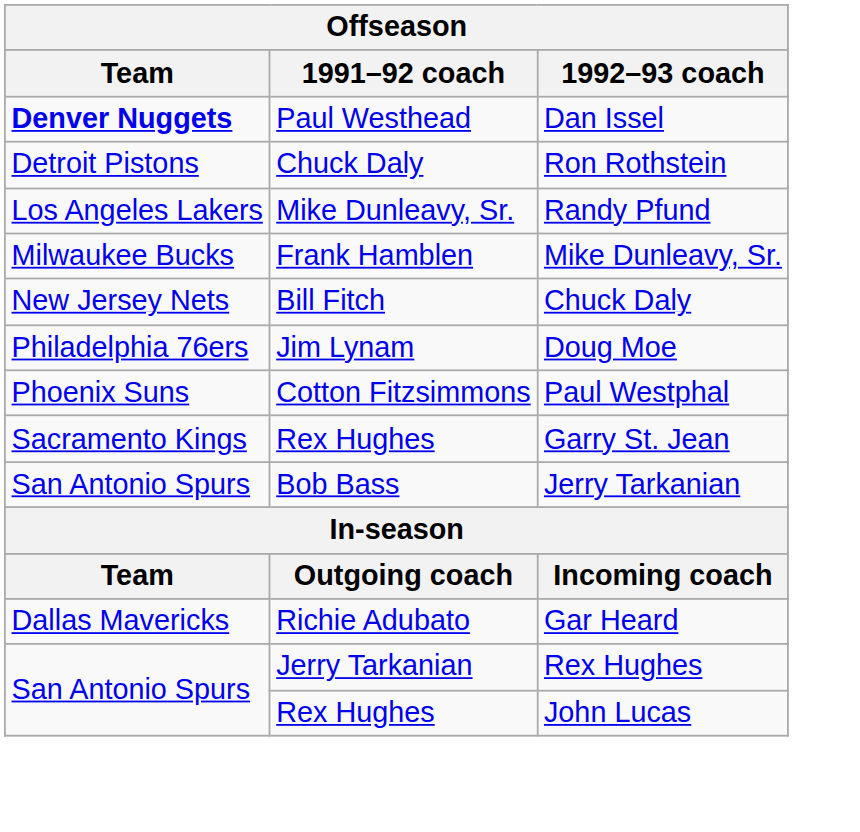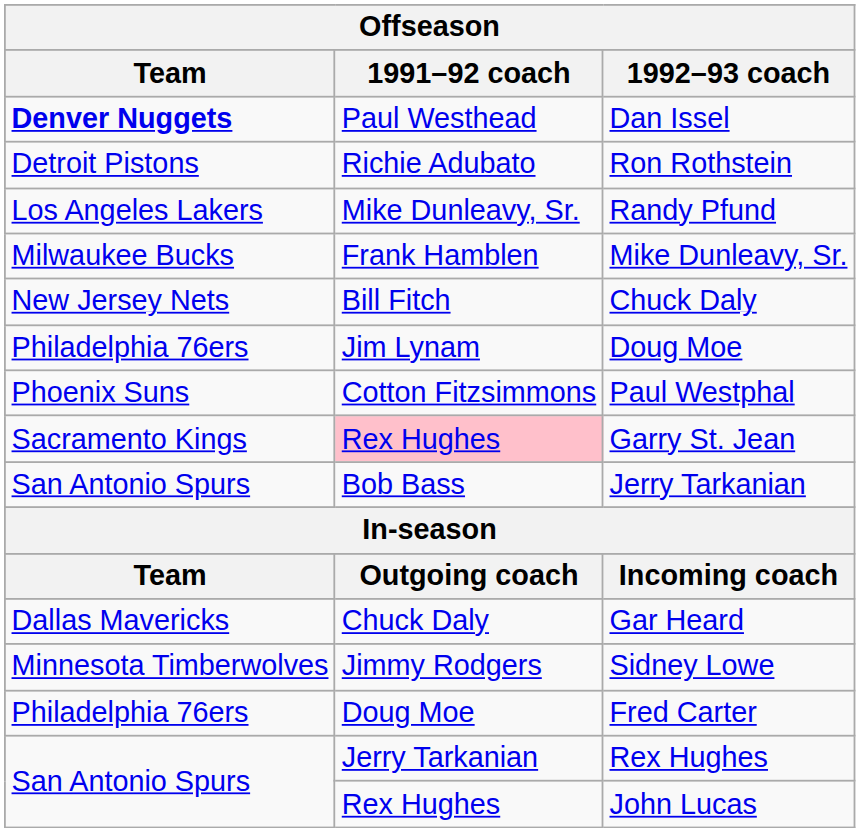(350, 164) Chuck Daly -> (439, 164) Richie Adubato
(355, 438) no background -> (421, 438) pink background
(373, 621) Richie Adubato -> (415, 621) Chuck Daly
+ row: (692, 666)
+ row: (683, 712)
